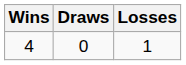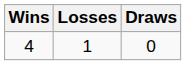columns swapped: (84, 18) <-> (147, 18)
